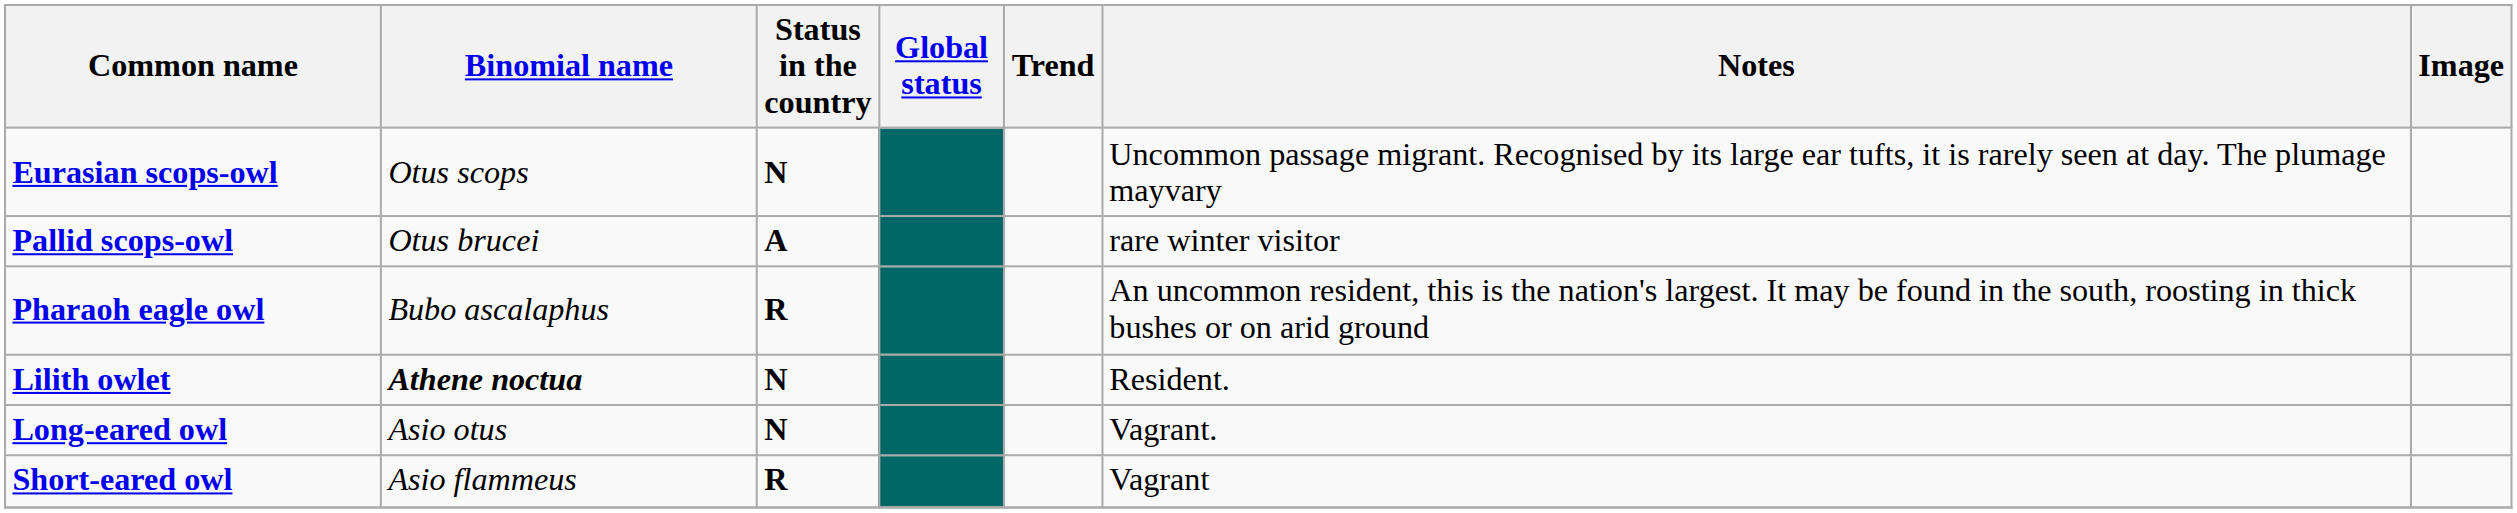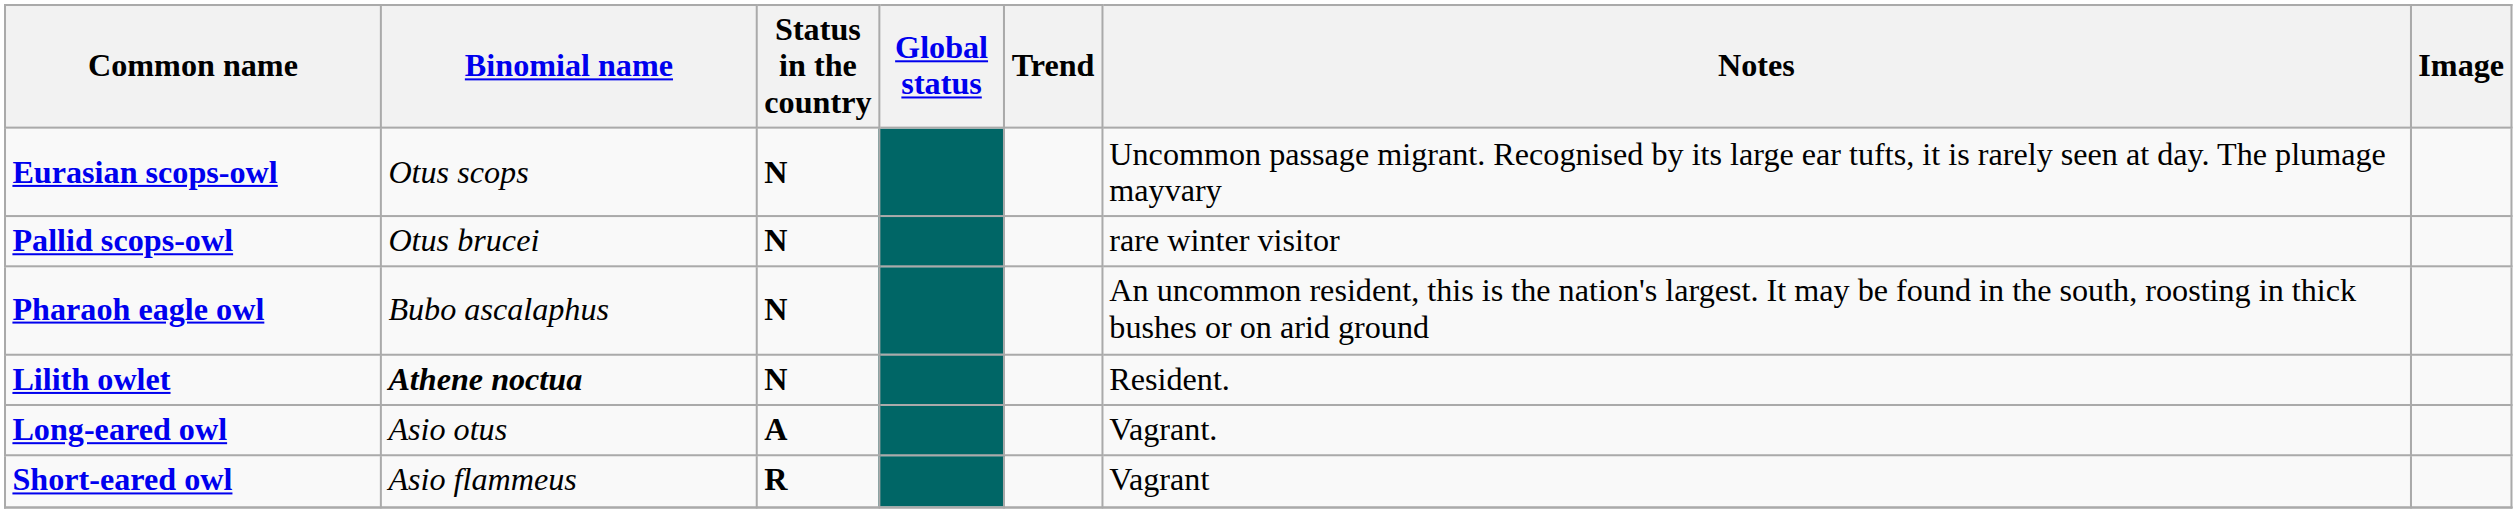(776, 240) A -> (776, 240) N
(776, 309) R -> (776, 309) N
(776, 429) N -> (776, 429) A
